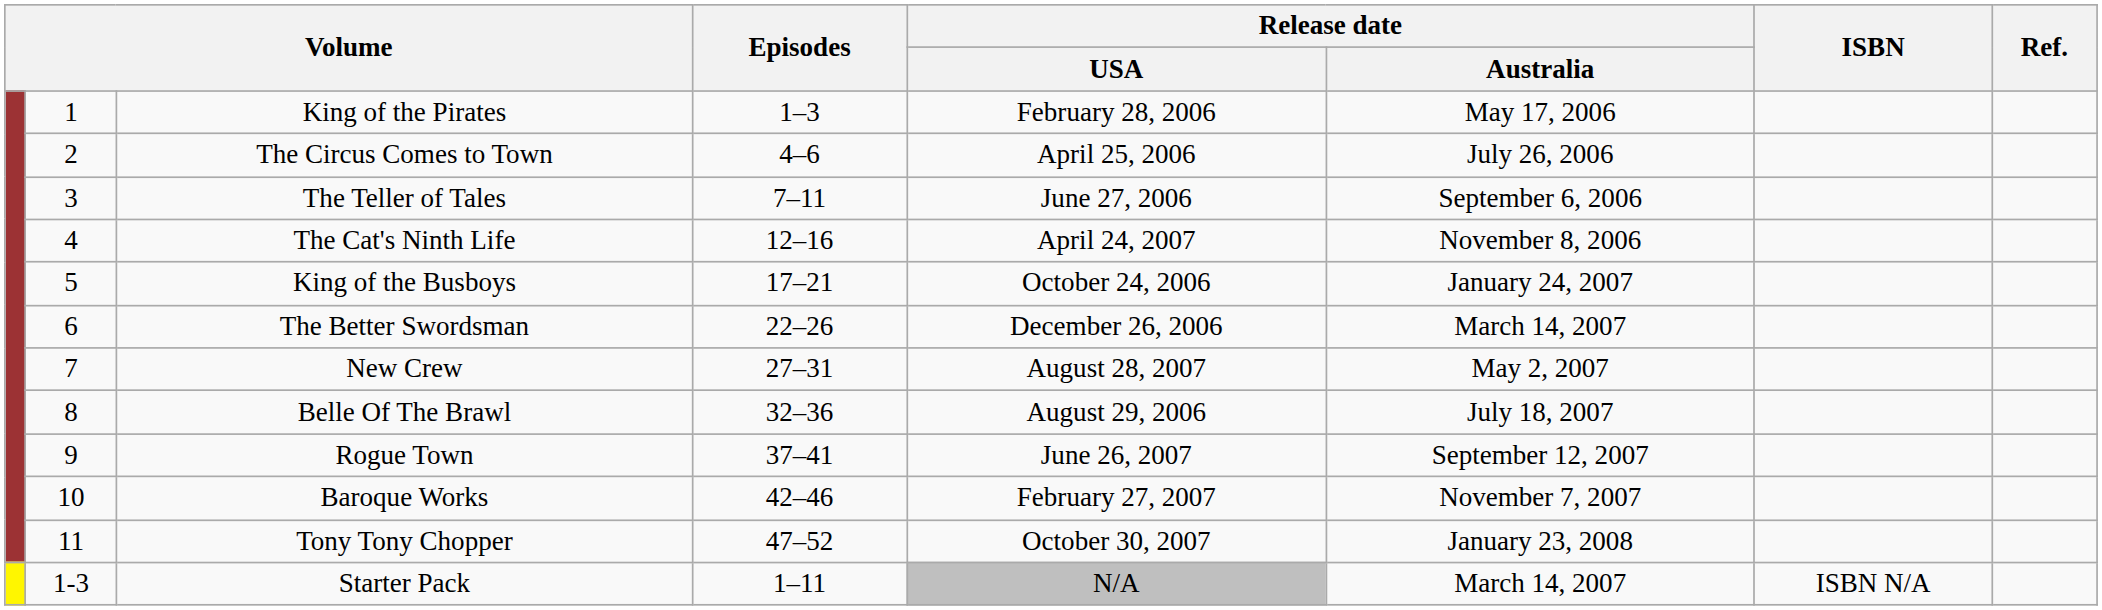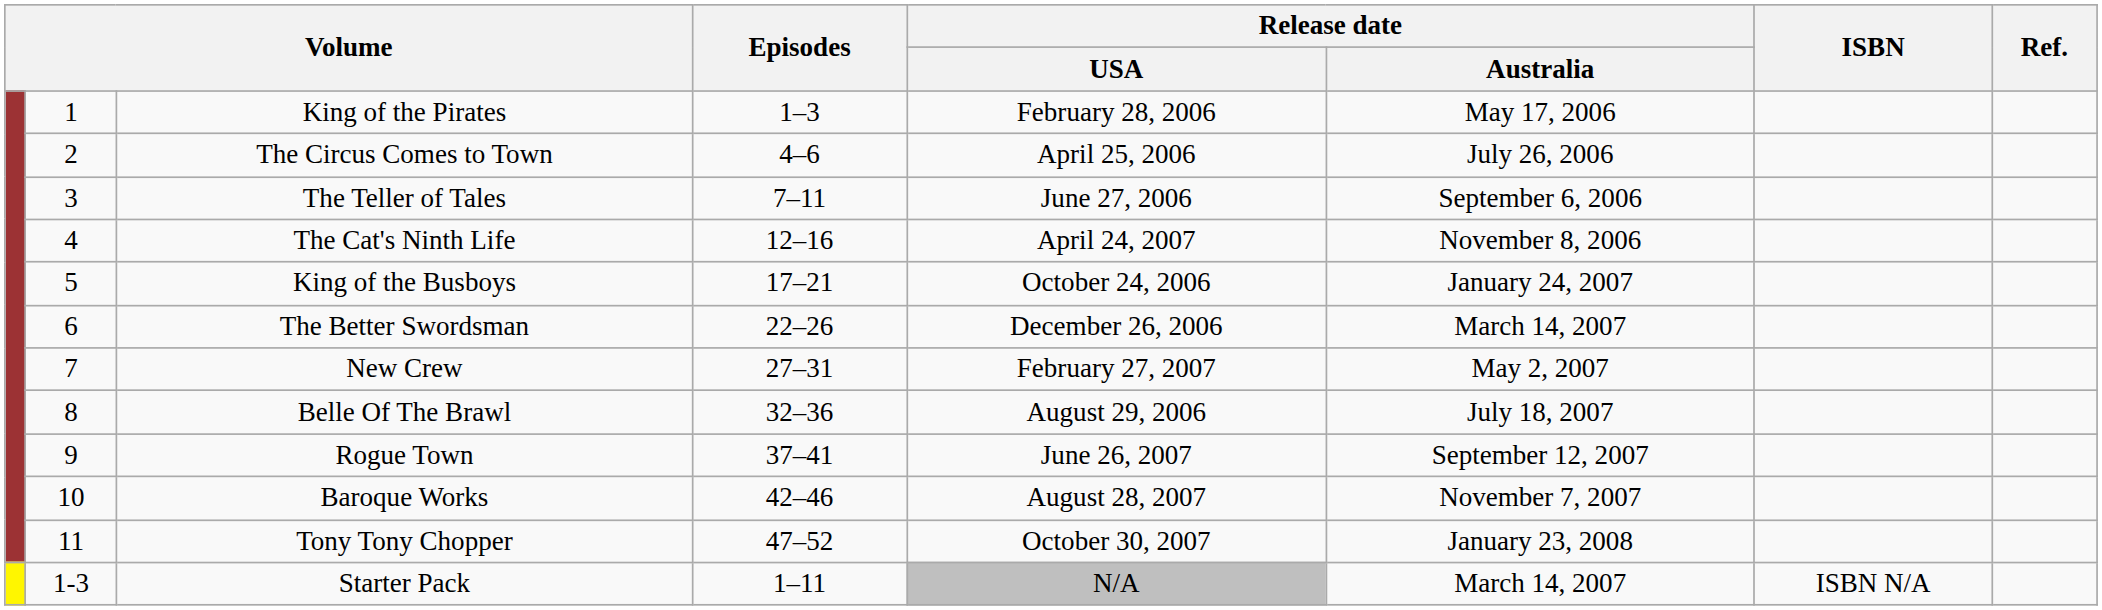(1116, 369) August 28, 2007 -> (1116, 369) February 27, 2007
(1116, 497) February 27, 2007 -> (1116, 497) August 28, 2007
